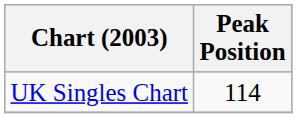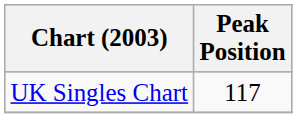(243, 91) 114 -> (243, 91) 117
